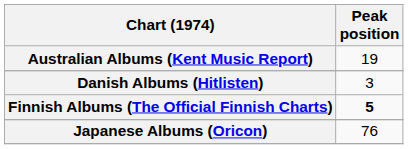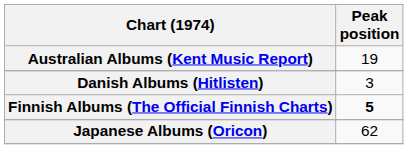(370, 131) 76 -> (370, 131) 62
